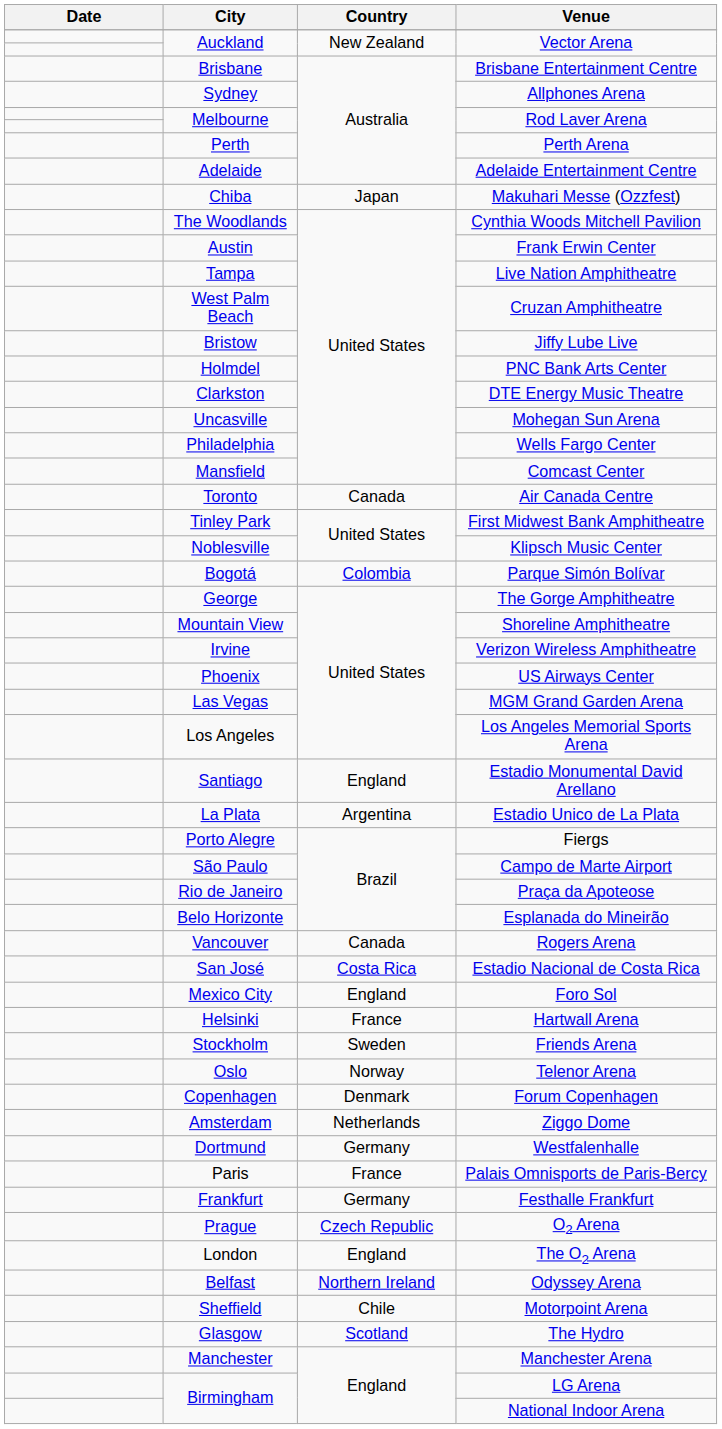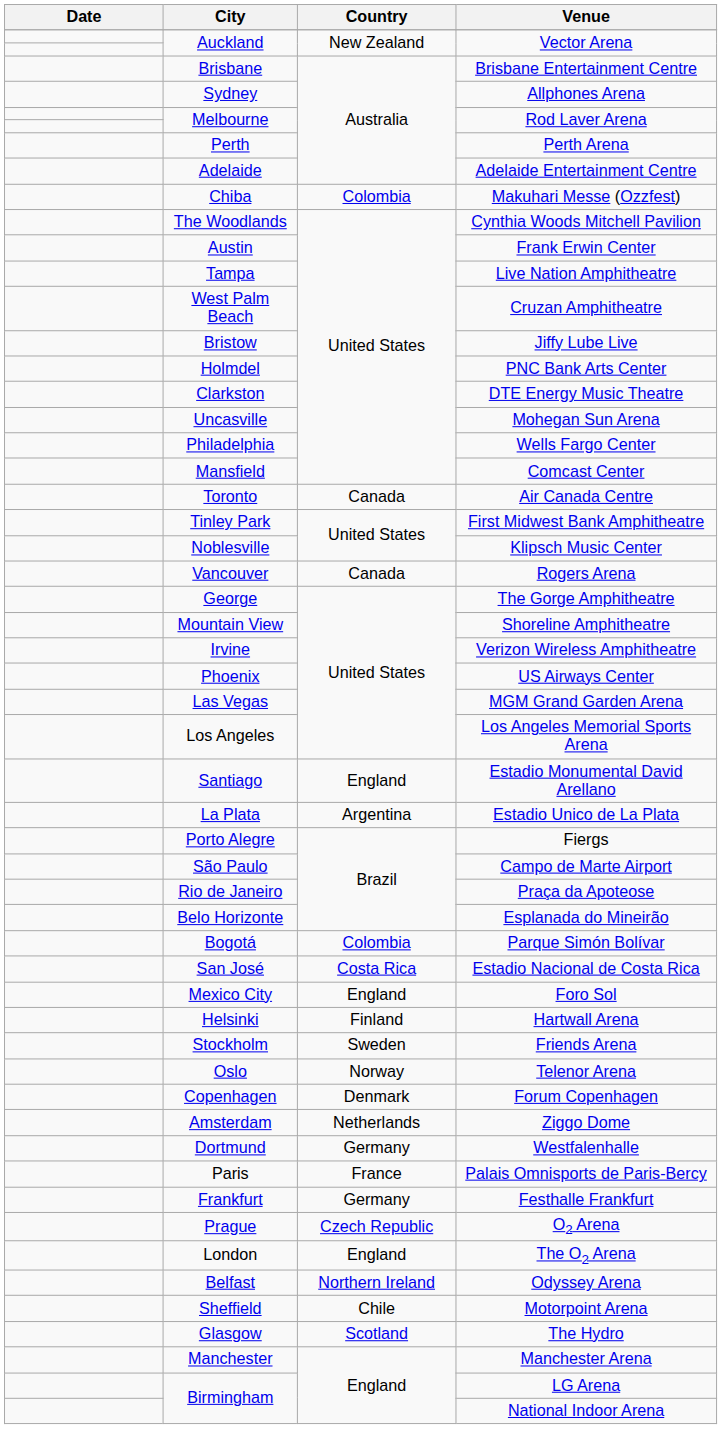(377, 196) Japan -> (377, 196) Colombia
rows swapped: (230, 943) <-> (230, 573)
(377, 1020) France -> (377, 1020) Finland
